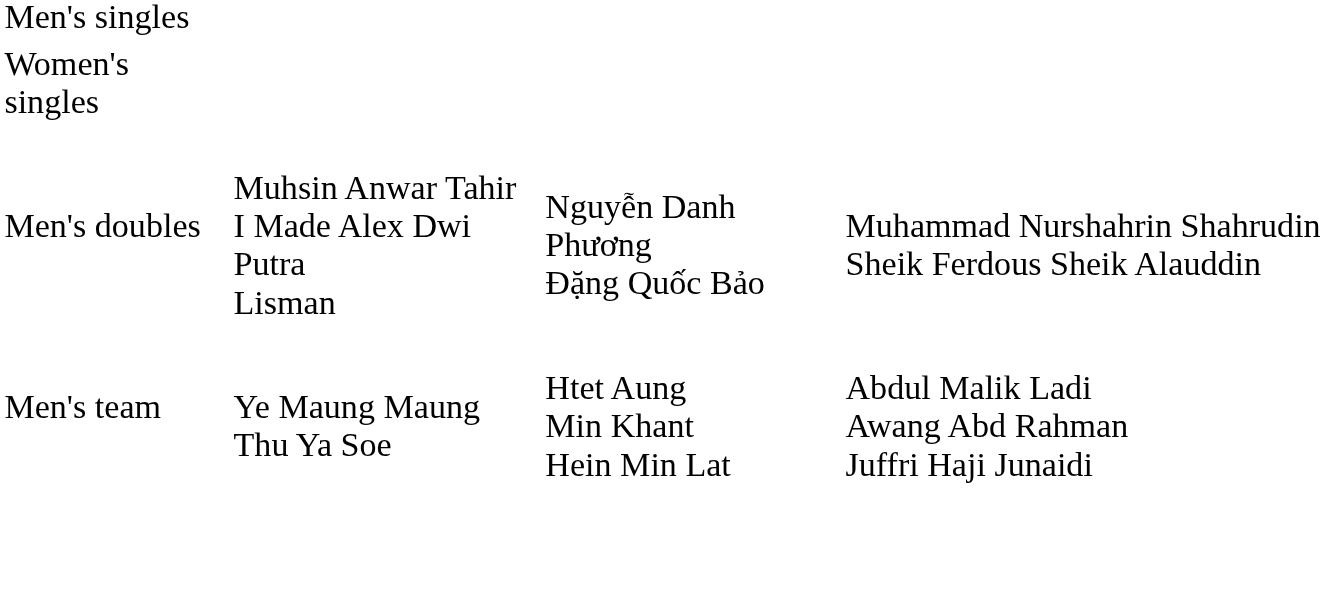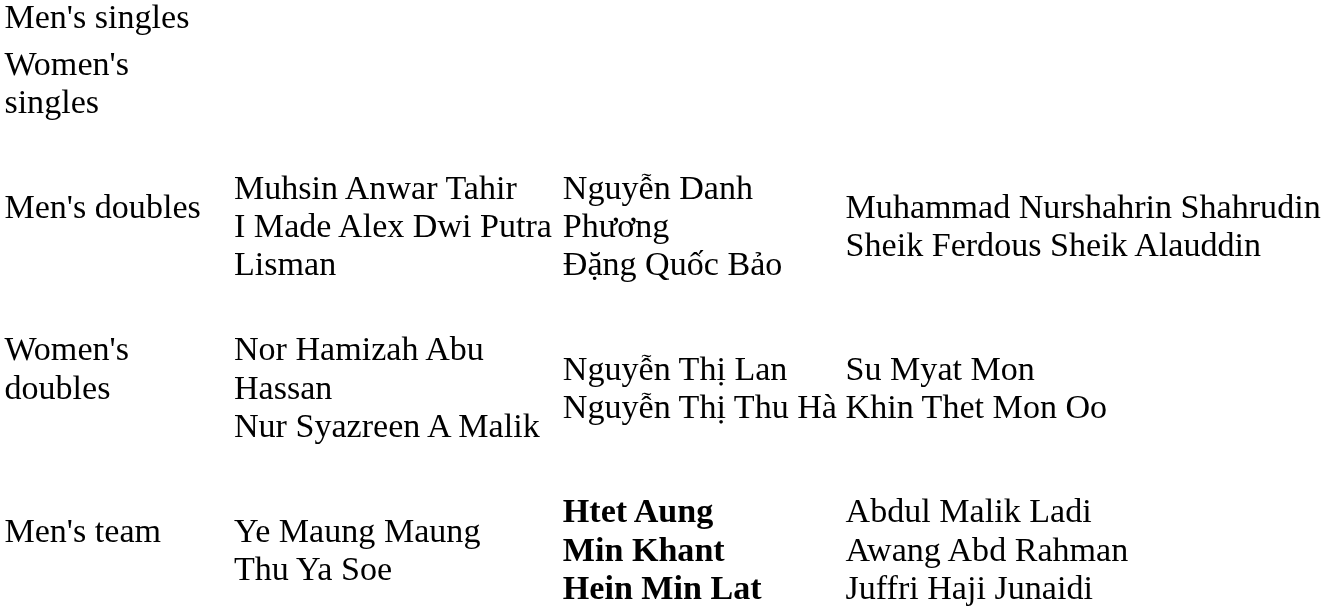+ row: (67, 368)
(638, 425) normal -> (662, 549) bold
